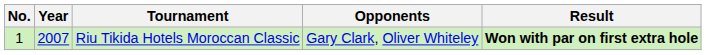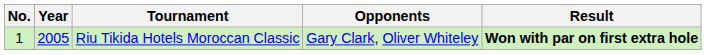(53, 39) 2007 -> (53, 39) 2005
